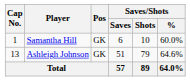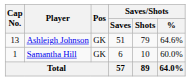rows swapped: (52, 39) <-> (58, 54)
